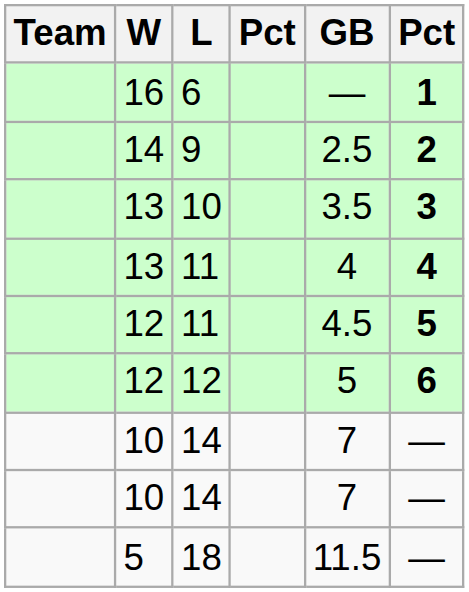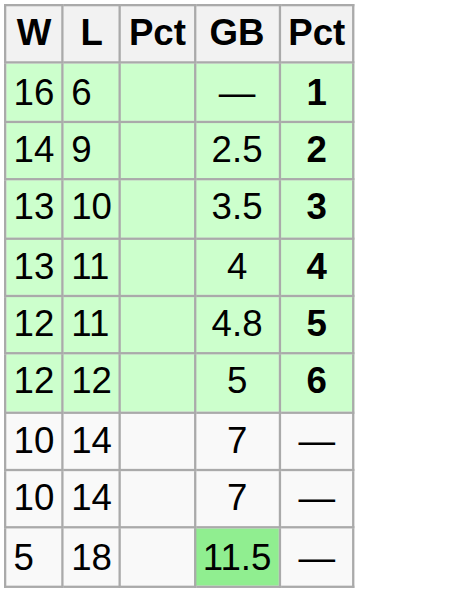- column: (60, 33)
(347, 324) 4.5 -> (237, 324) 4.8
(347, 556) no background -> (237, 556) lightgreen background
